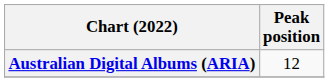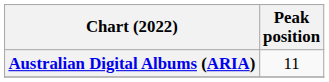(292, 63) 12 -> (292, 63) 11
